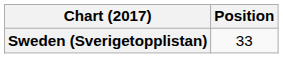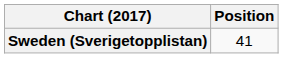(244, 40) 33 -> (244, 40) 41
